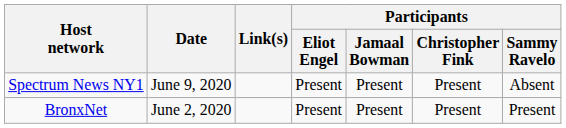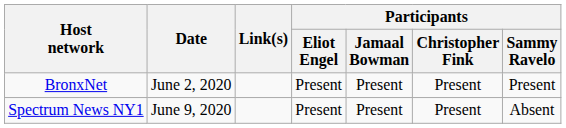rows swapped: (76, 110) <-> (76, 85)
